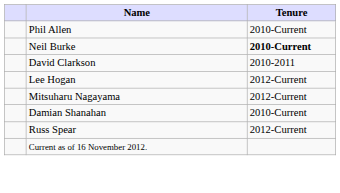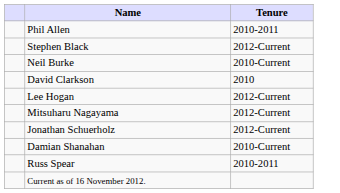(278, 29) 2010-Current -> (256, 29) 2010-2011
+ row: (58, 46)
(280, 46) bold -> (262, 63) normal
(272, 63) 2010-2011 -> (244, 79) 2010
+ row: (71, 130)
(278, 130) 2012-Current -> (256, 163) 2010-2011
